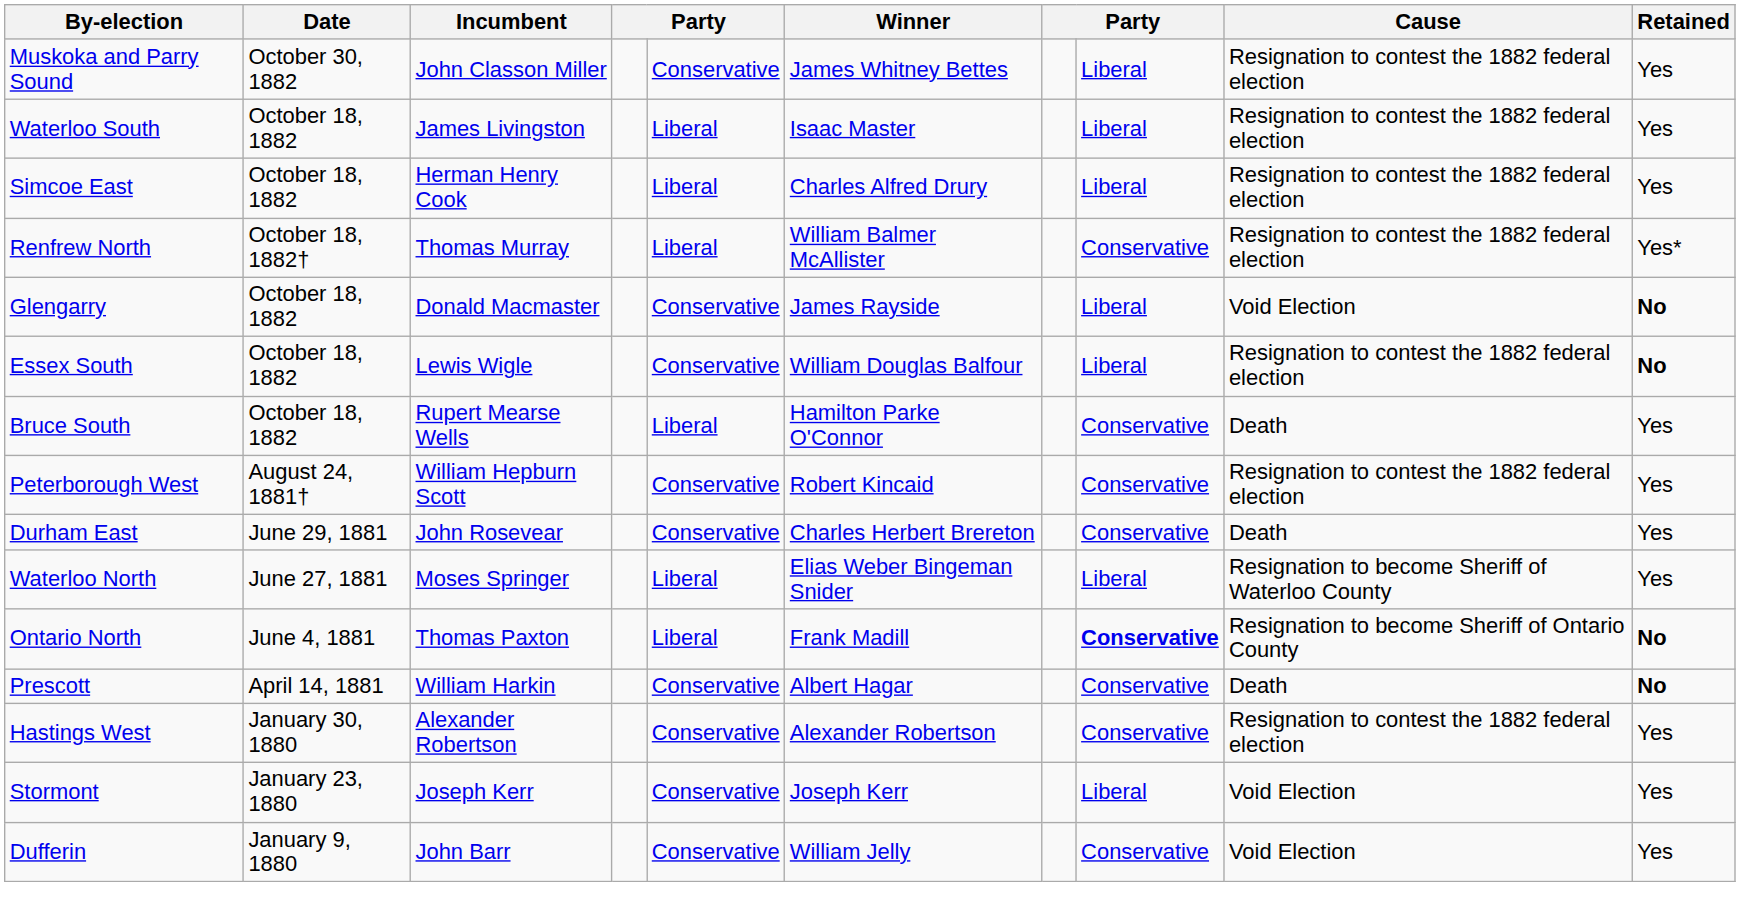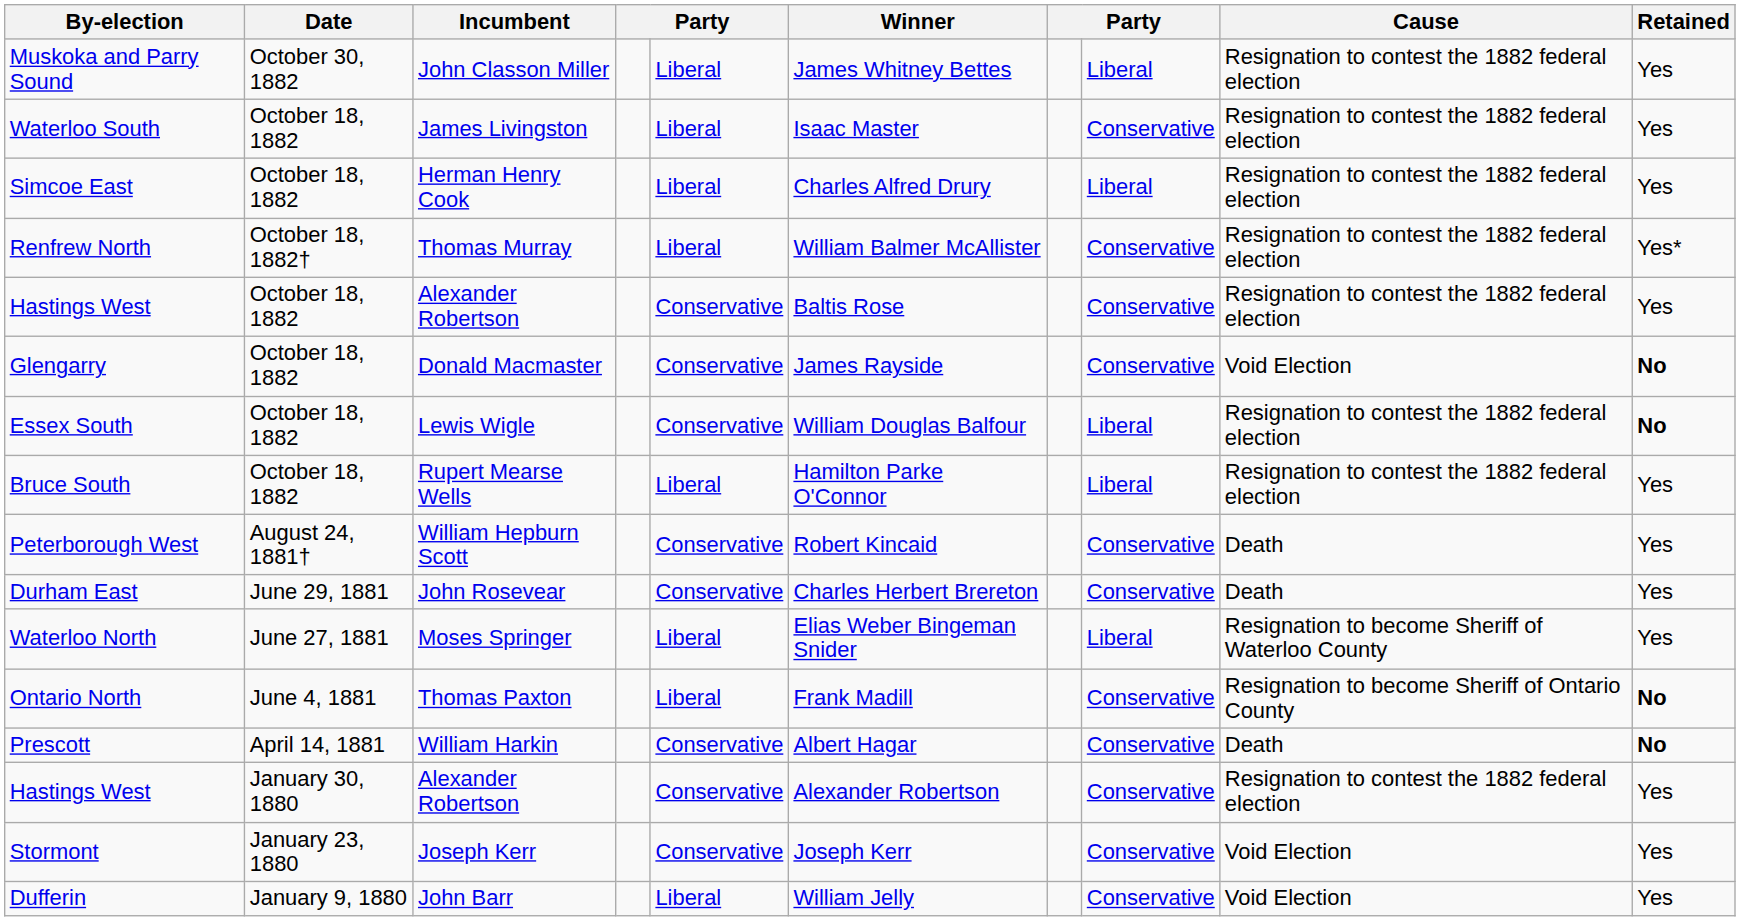(716, 68) Conservative -> (688, 68) Liberal
(1114, 128) Liberal -> (1151, 128) Conservative
+ row: (80, 306)
(1114, 306) Liberal -> (1151, 366) Conservative
(1145, 425) Conservative -> (1120, 484) Liberal
(1258, 425) Death -> (1416, 484) Resignation to contest the 1882 federal election
(1420, 484) Resignation to contest the 1882 federal election -> (1254, 544) Death
(1150, 638) bold -> (1151, 697) normal
(1114, 792) Liberal -> (1151, 851) Conservative
(716, 851) Conservative -> (688, 898) Liberal
